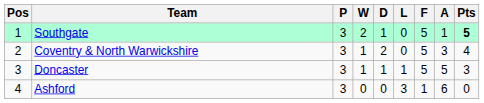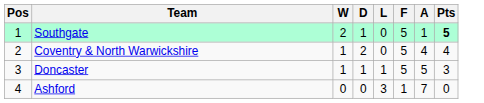- column: (343, 13)
(444, 51) 3 -> (424, 51) 4
(444, 88) 6 -> (424, 88) 7
